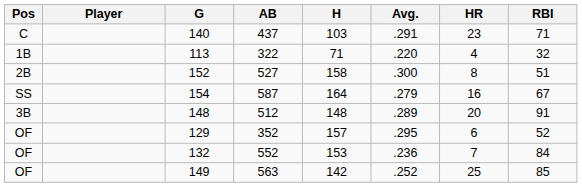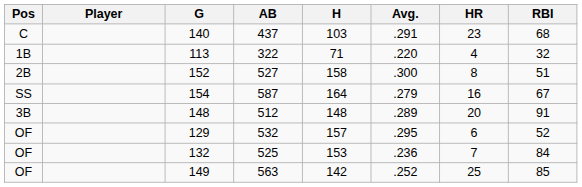(543, 34) 71 -> (543, 34) 68
(268, 133) 352 -> (268, 133) 532
(268, 152) 552 -> (268, 152) 525
